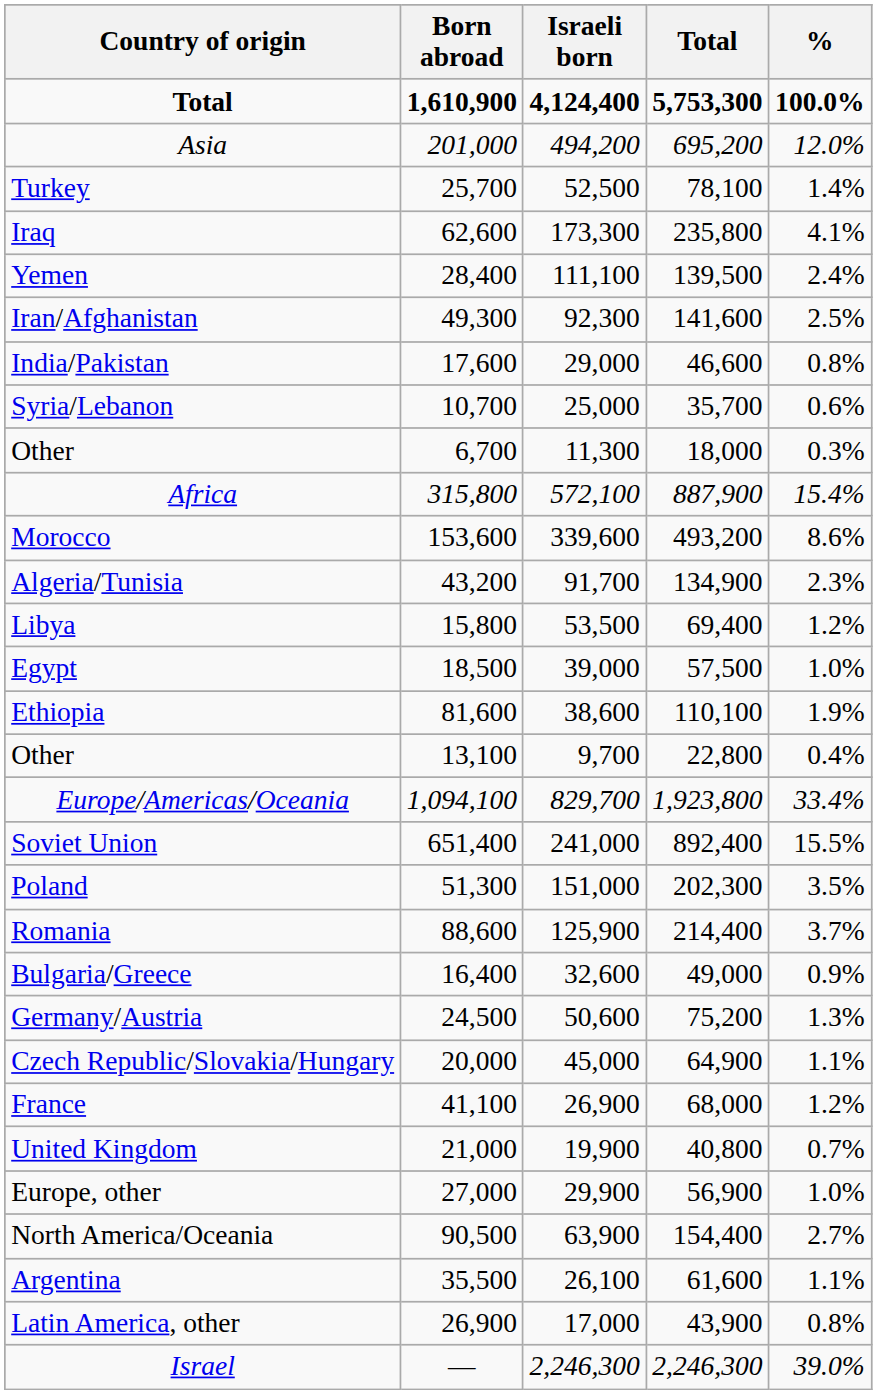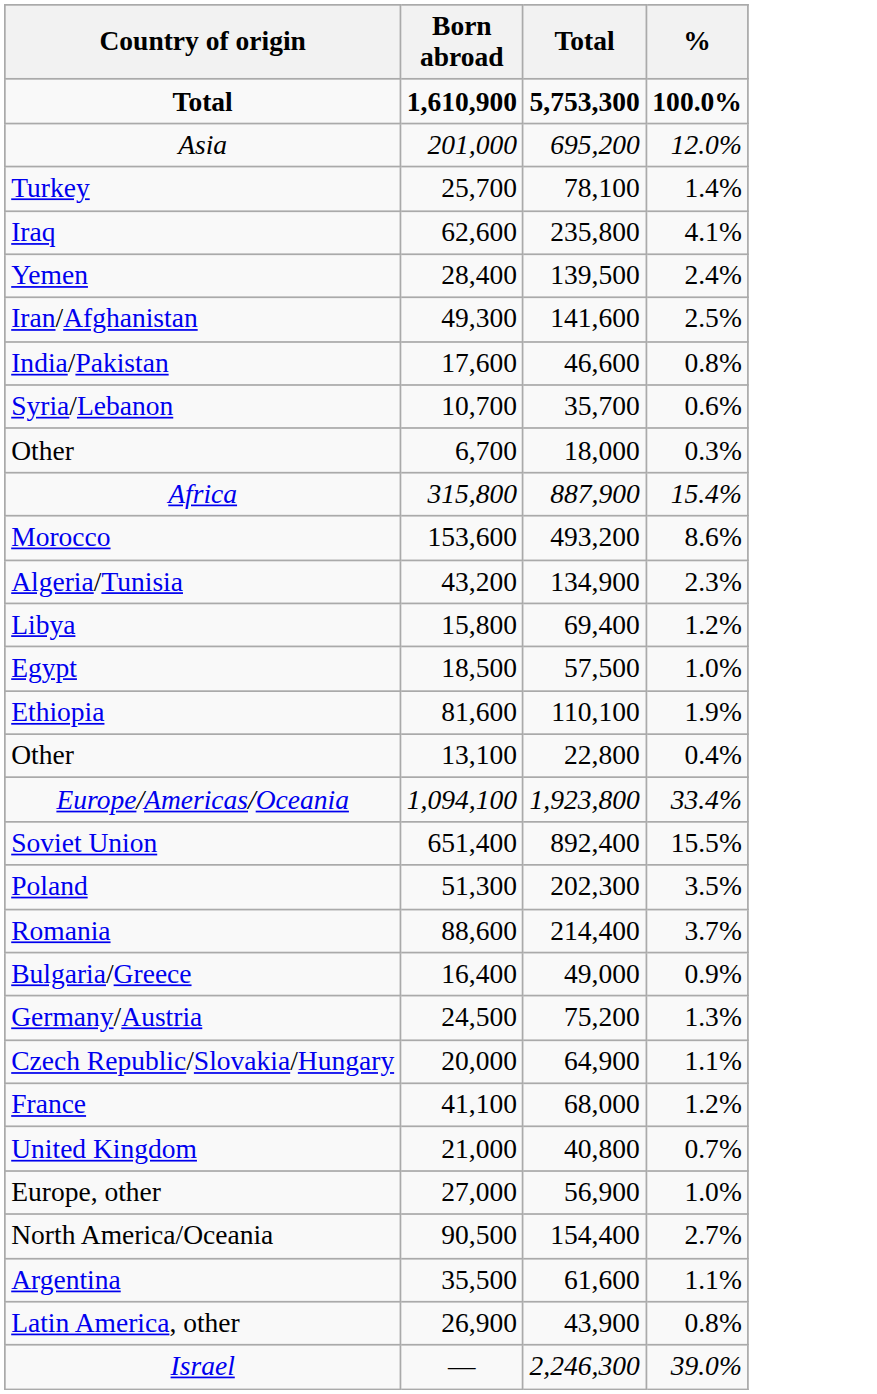- column: (585, 41)
